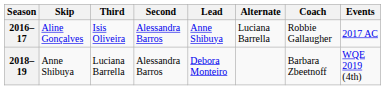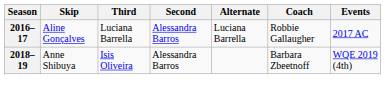- column: (212, 12)
(109, 33) Isis Oliveira -> (116, 33) Luciana Barrella
(109, 66) Luciana Barrella -> (116, 60) Isis Oliveira
